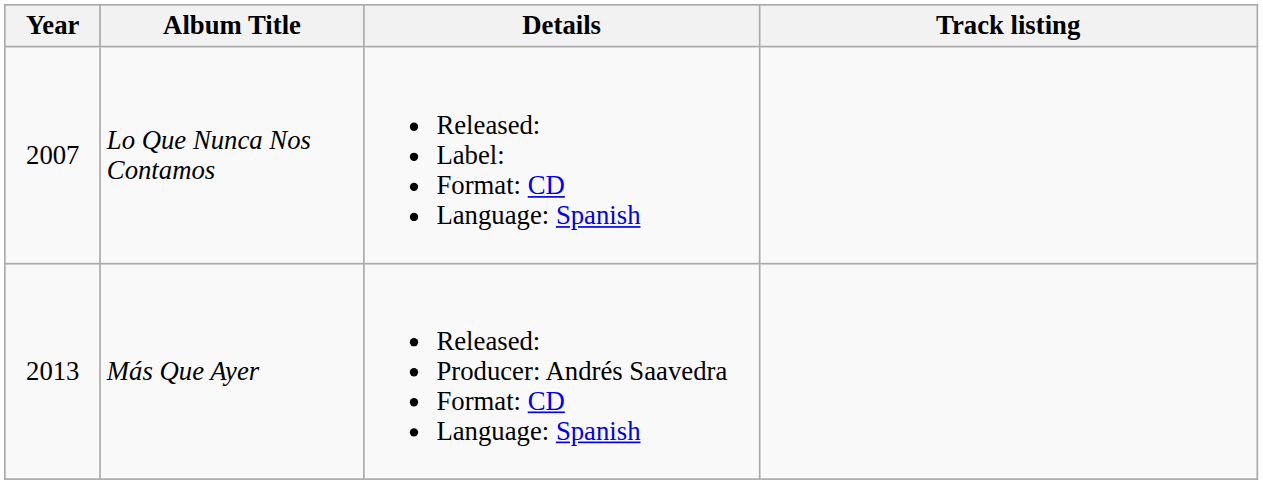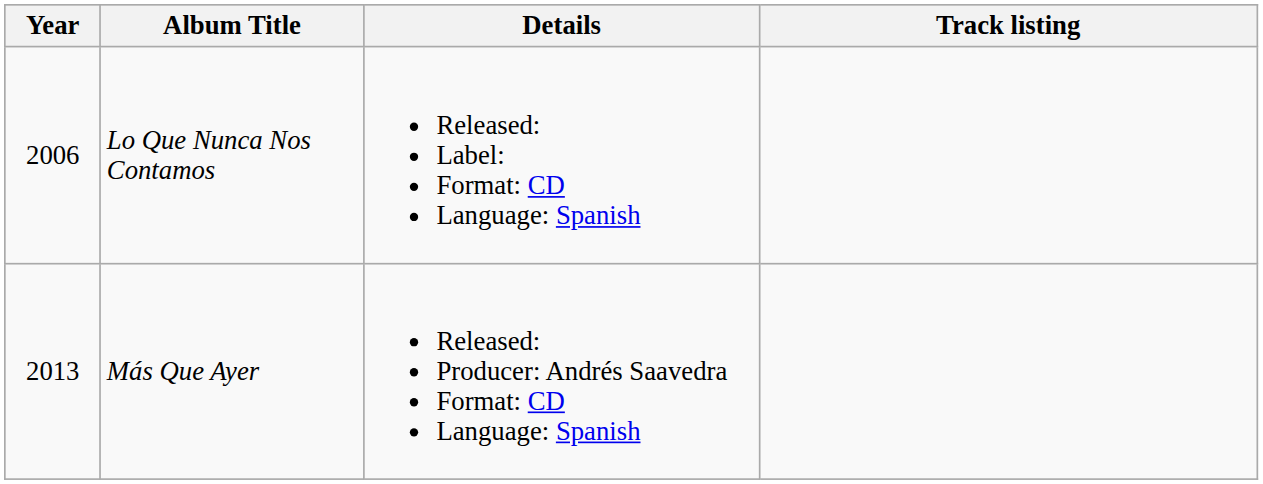(53, 154) 2007 -> (53, 154) 2006
